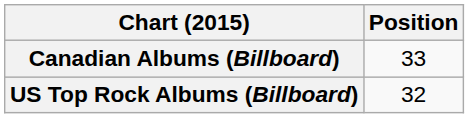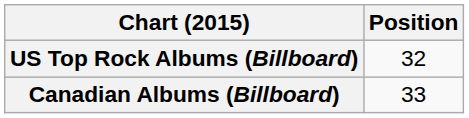rows swapped: (184, 58) <-> (184, 94)
